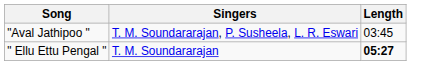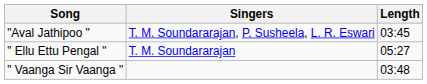(379, 51) bold -> (395, 51) normal
+ row: (65, 70)
